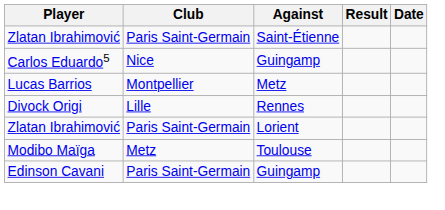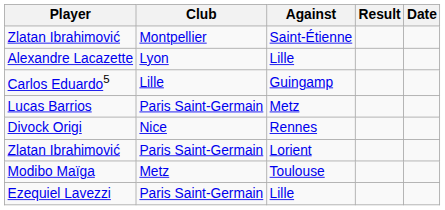(188, 37) Paris Saint-Germain -> (173, 37) Montpellier
+ row: (70, 59)
(140, 60) Nice -> (152, 82) Lille
(160, 84) Montpellier -> (201, 106) Paris Saint-Germain
(139, 106) Lille -> (153, 128) Nice
+ row: (59, 193)
- row: (56, 171)
